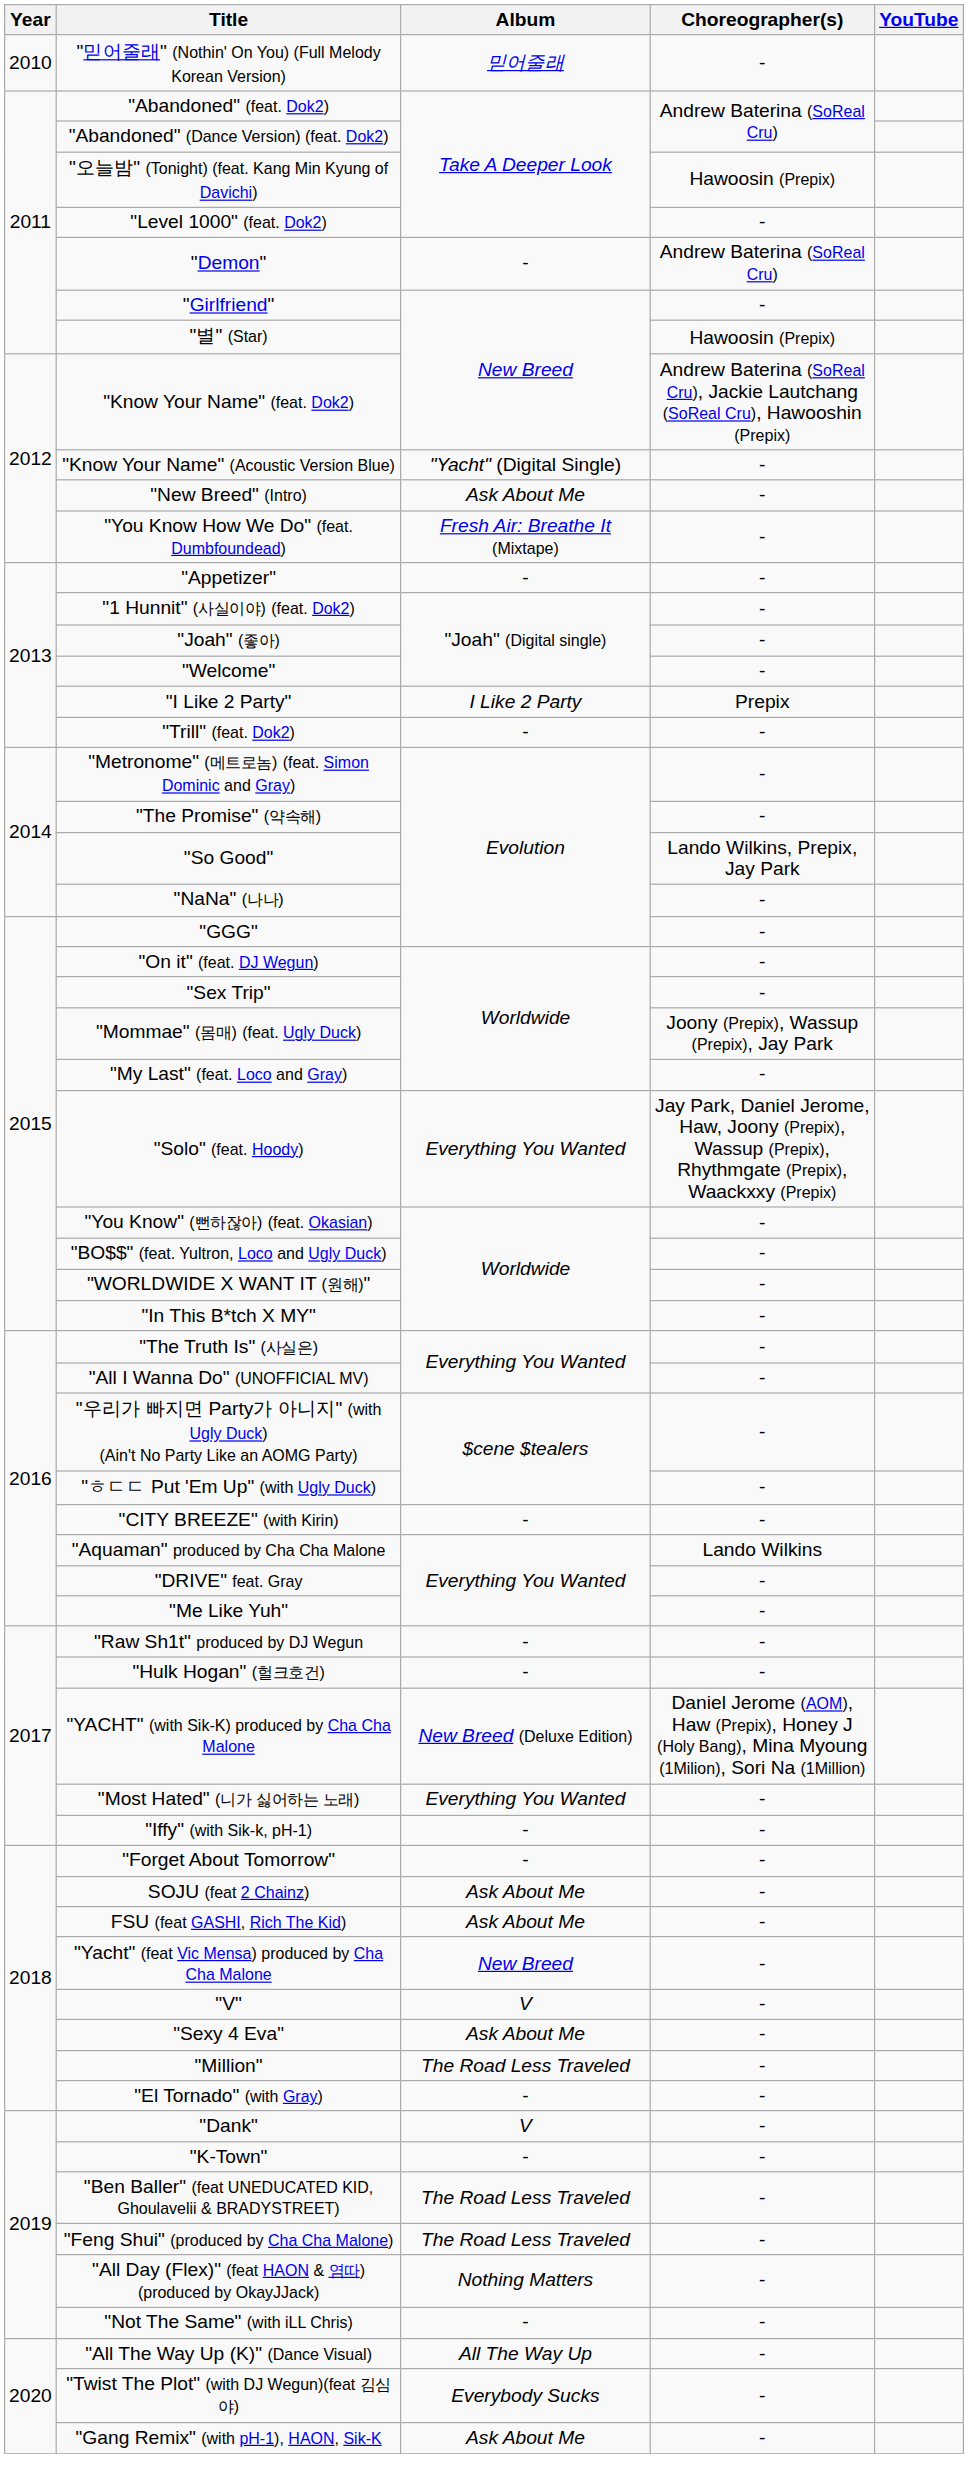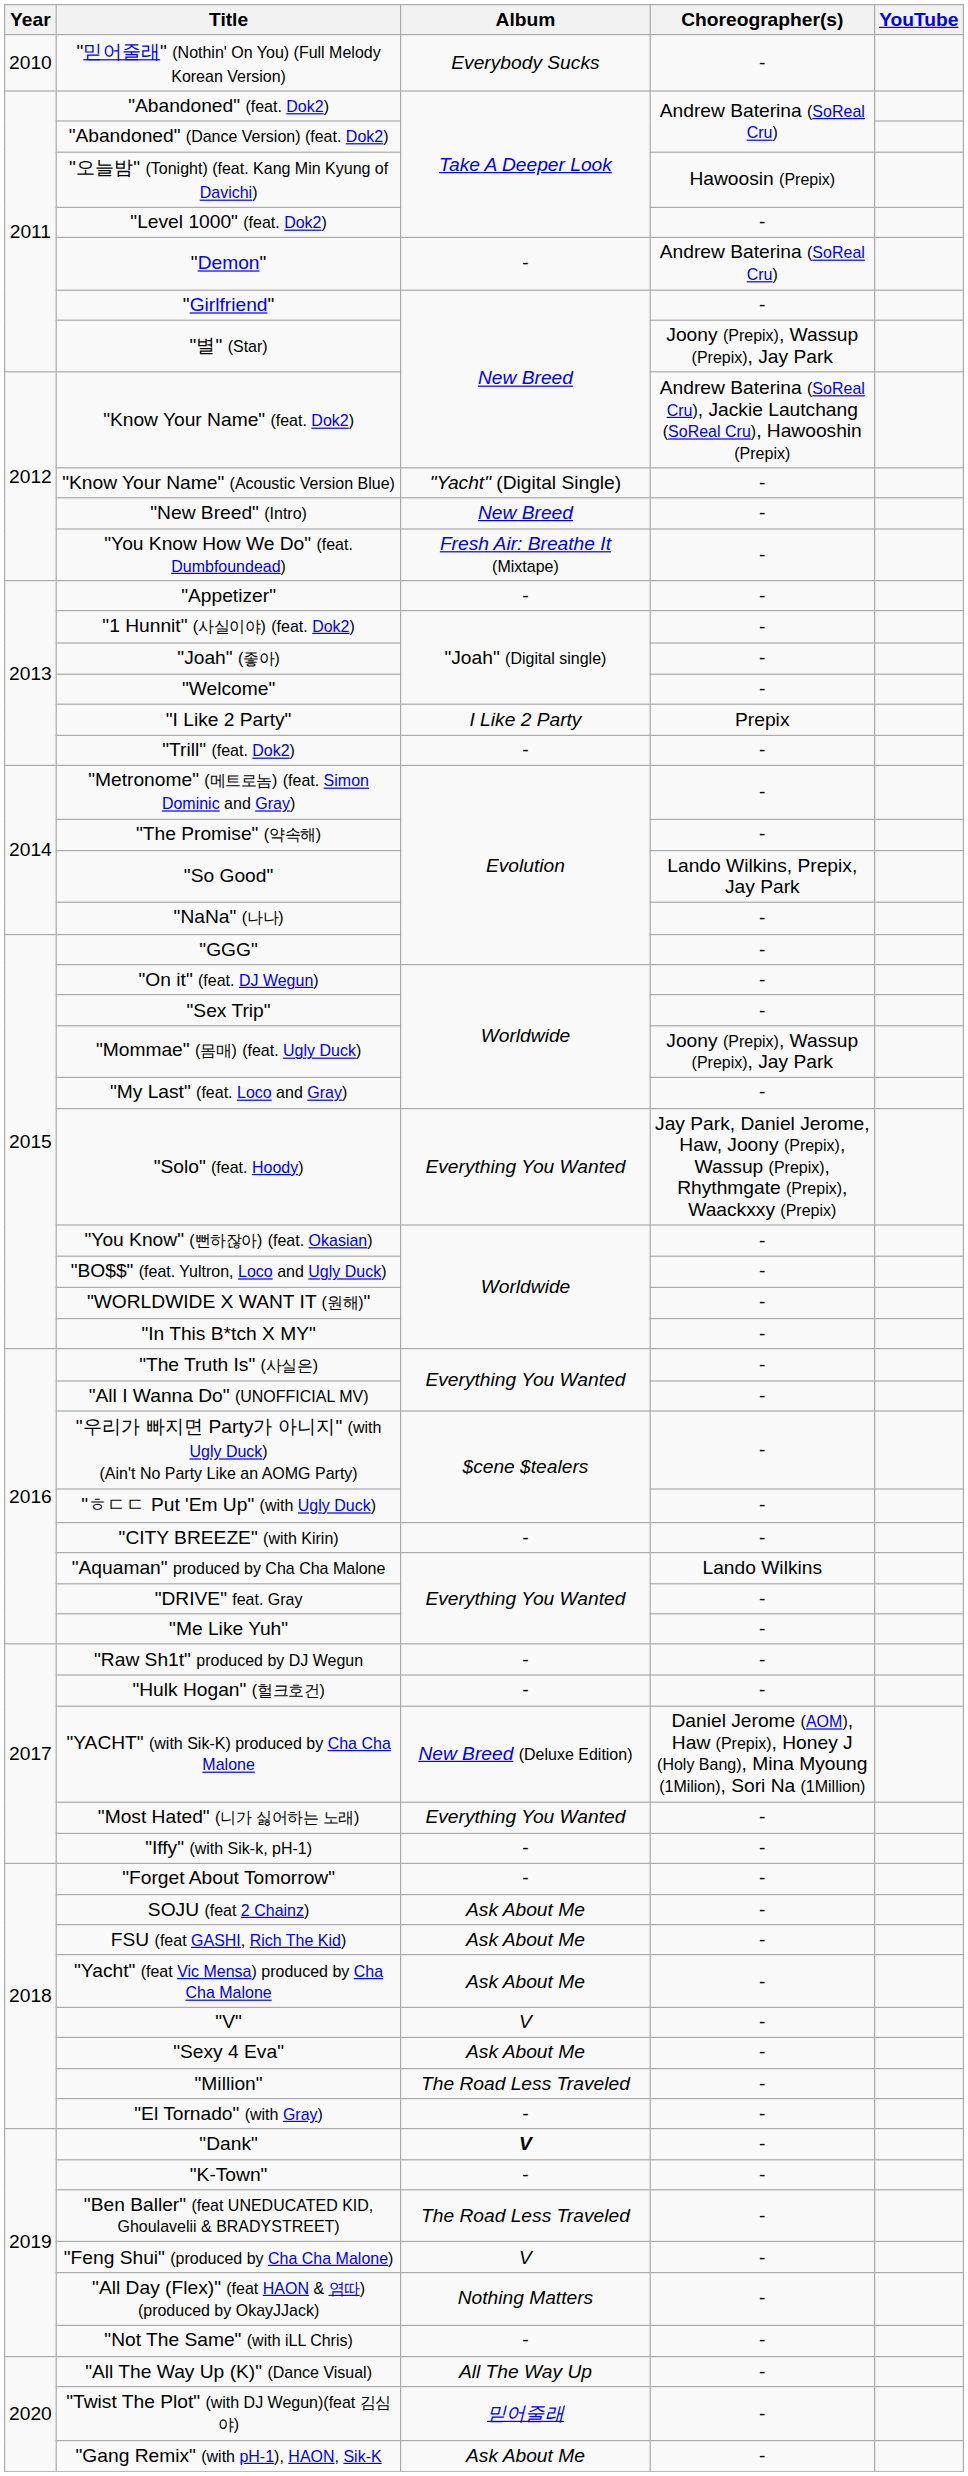(525, 62) 믿어줄래 -> (525, 62) Everybody Sucks
(762, 337) Hawoosin (Prepix) -> (762, 346) Joony (Prepix), Wassup (Prepix), Jay Park
(525, 495) Ask About Me -> (525, 513) New Breed
(525, 1962) New Breed -> (525, 1980) Ask About Me
(525, 2126) normal -> (525, 2144) bold
(525, 2238) The Road Less Traveled -> (525, 2256) V
(525, 2395) Everybody Sucks -> (525, 2412) 믿어줄래
